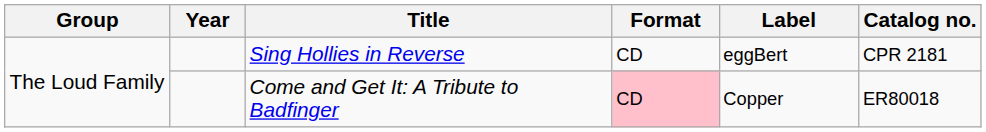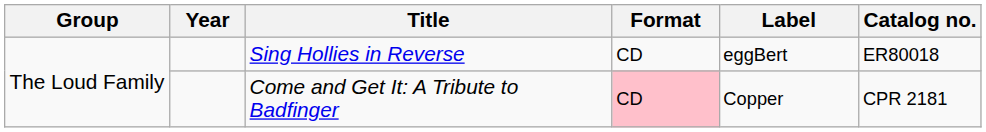(905, 54) CPR 2181 -> (901, 54) ER80018
(901, 99) ER80018 -> (905, 99) CPR 2181
